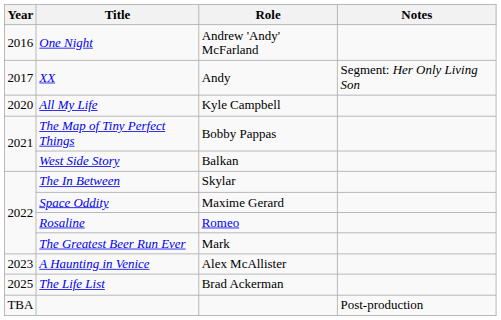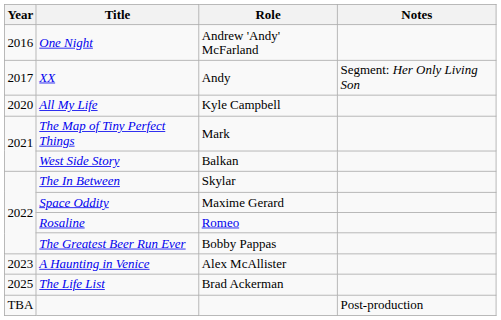(239, 133) Bobby Pappas -> (216, 133) Mark
(216, 243) Mark -> (239, 243) Bobby Pappas
